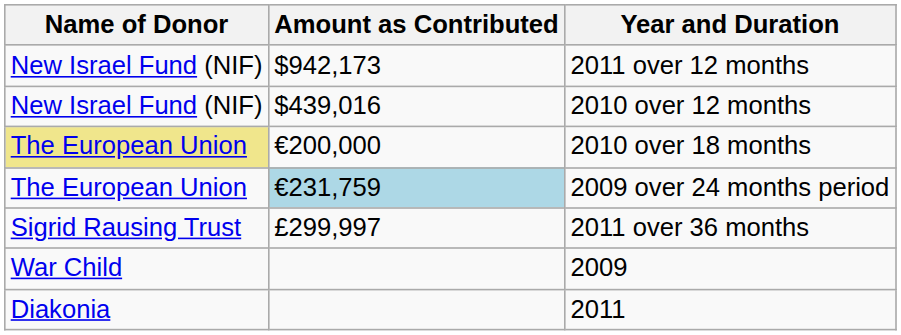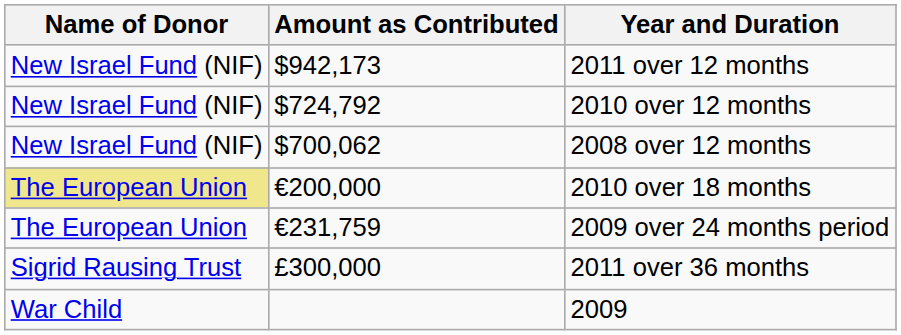(328, 106) $439,016 -> (328, 106) $724,792
+ row: (691, 146)
(328, 187) lightblue background -> (328, 227) no background
(328, 227) £299,997 -> (328, 268) £300,000
- row: (598, 308)
